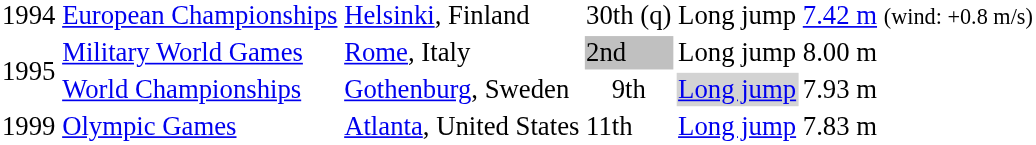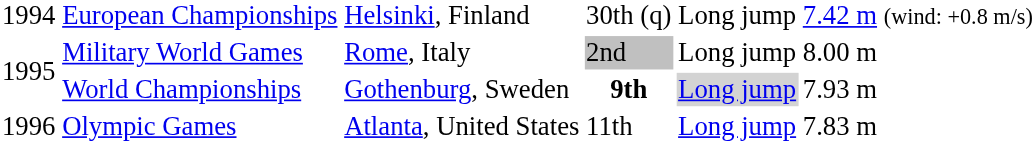(629, 89) normal -> (629, 89) bold
(29, 125) 1999 -> (29, 125) 1996
